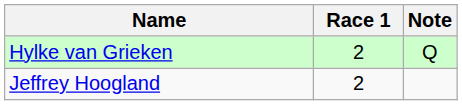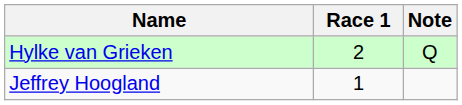(358, 83) 2 -> (358, 83) 1
